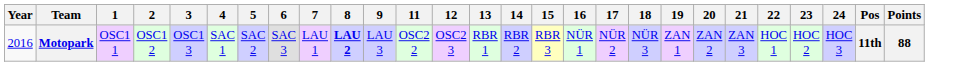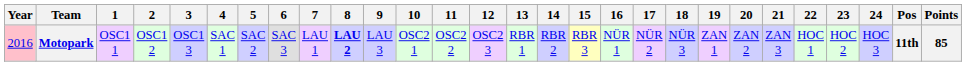+ column: (414, 14)
(20, 42) no background -> (20, 42) pink background
(904, 42) 88 -> (941, 42) 85
